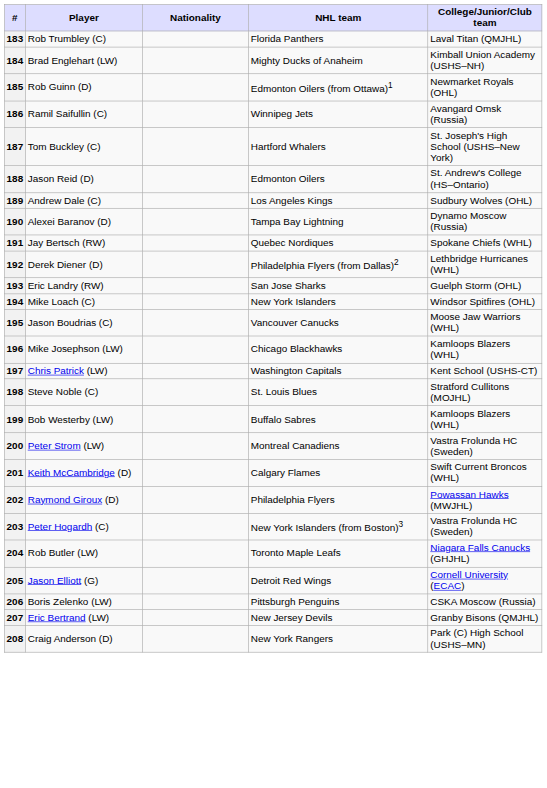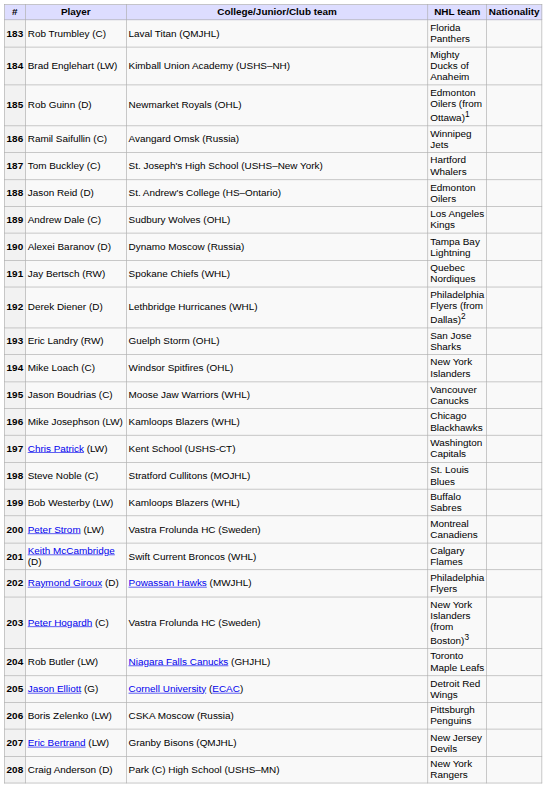columns swapped: (195, 17) <-> (485, 17)
